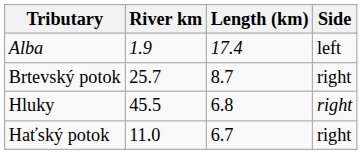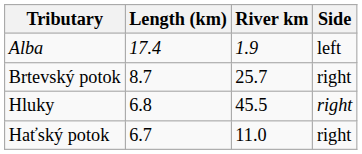columns swapped: (260, 18) <-> (166, 18)
